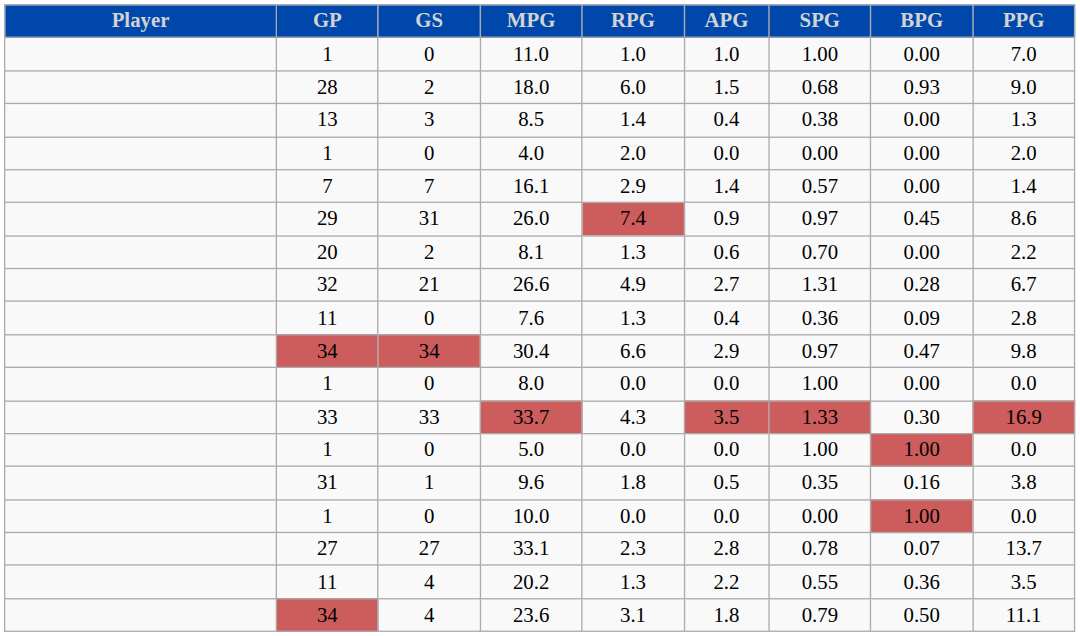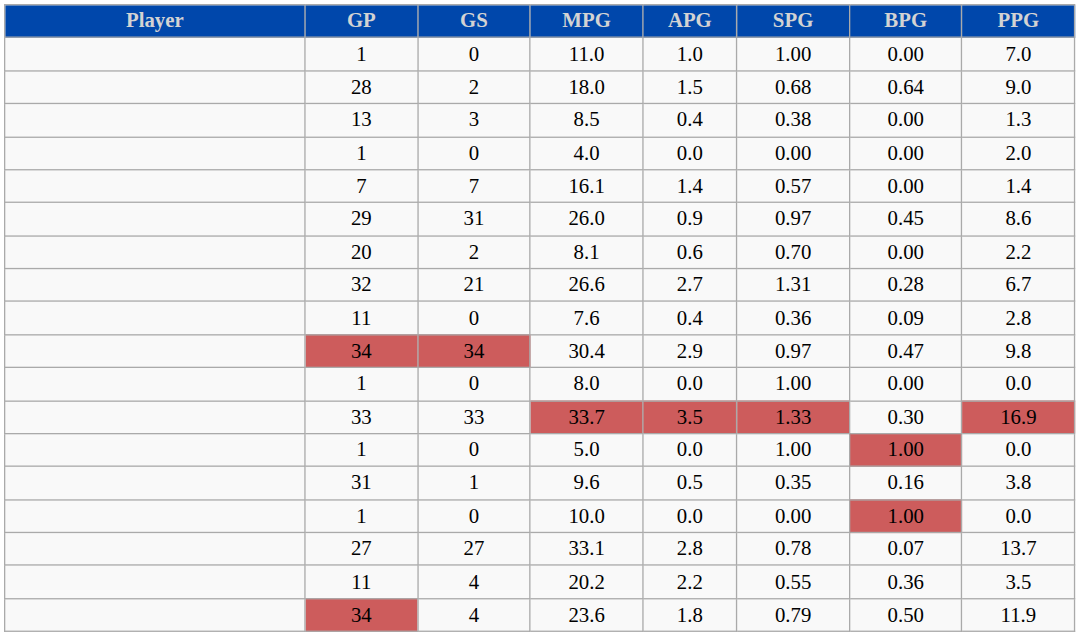- column: (633, 20)
(922, 86) 0.93 -> (906, 86) 0.64
(1024, 614) 11.1 -> (1018, 614) 11.9
